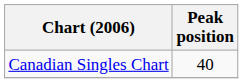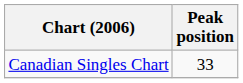(205, 63) 40 -> (205, 63) 33
